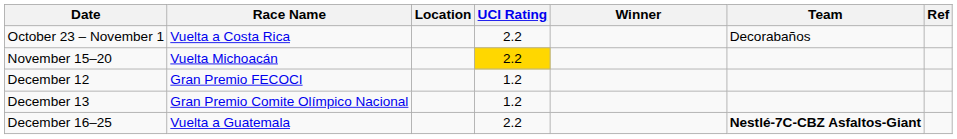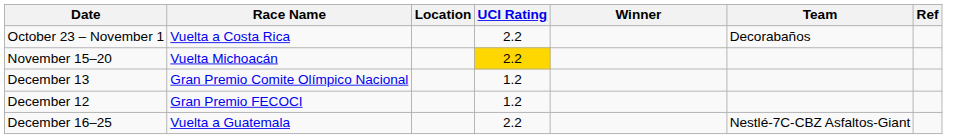rows swapped: (48, 79) <-> (48, 101)
(825, 123) bold -> (820, 123) normal
